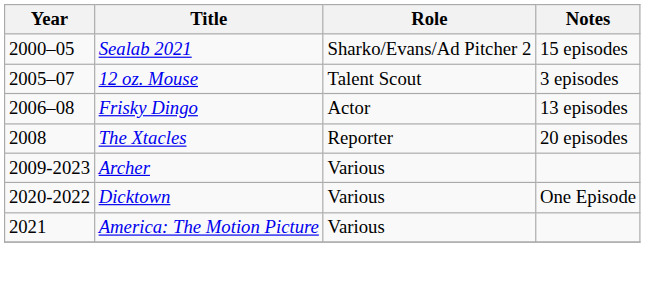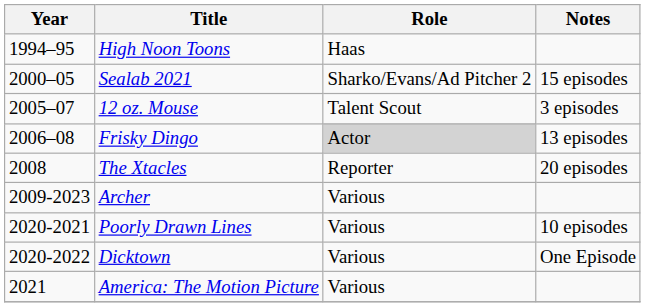+ row: (164, 49)
(349, 108) no background -> (349, 138) lightgrey background
+ row: (175, 227)
